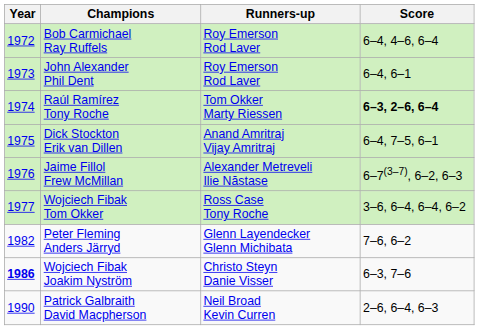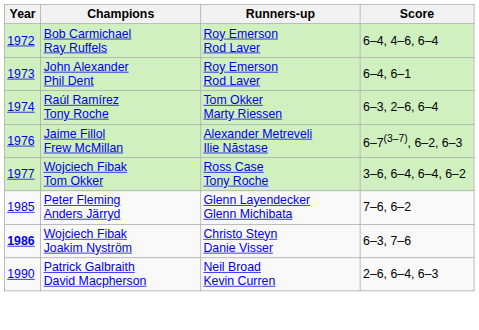(401, 107) bold -> (401, 107) normal
- row: (83, 140)
(21, 241) 1982 -> (21, 207) 1985
